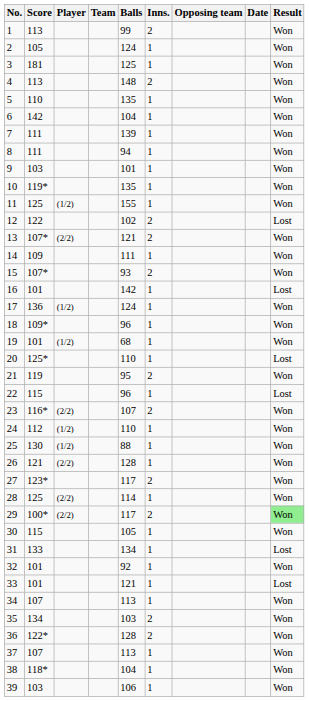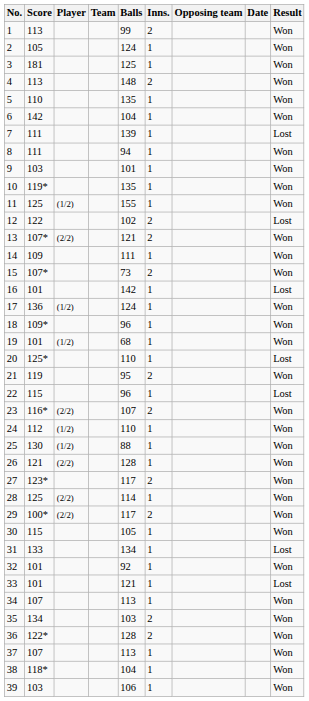(283, 134) Won -> (282, 134) Lost
(126, 272) 93 -> (126, 272) 73
(283, 514) lightgreen background -> (283, 514) no background
